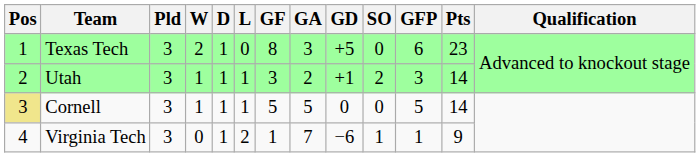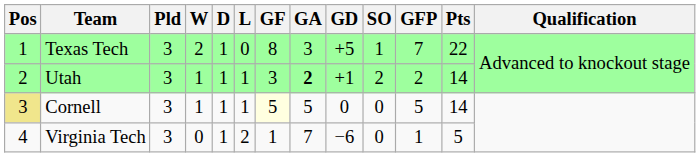(379, 48) 0 -> (379, 48) 1
(419, 48) 6 -> (419, 48) 7
(458, 48) 23 -> (458, 48) 22
(308, 78) normal -> (308, 78) bold
(419, 78) 3 -> (419, 78) 2
(273, 107) no background -> (273, 107) lightyellow background
(379, 136) 1 -> (379, 136) 0
(458, 136) 9 -> (458, 136) 5
